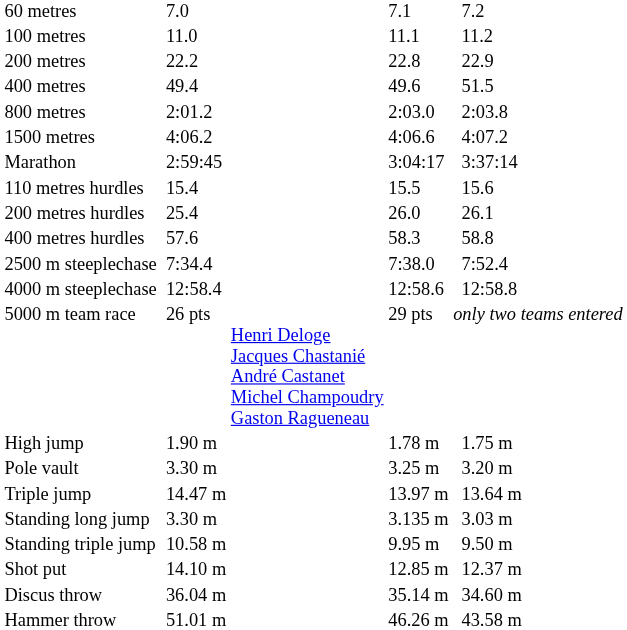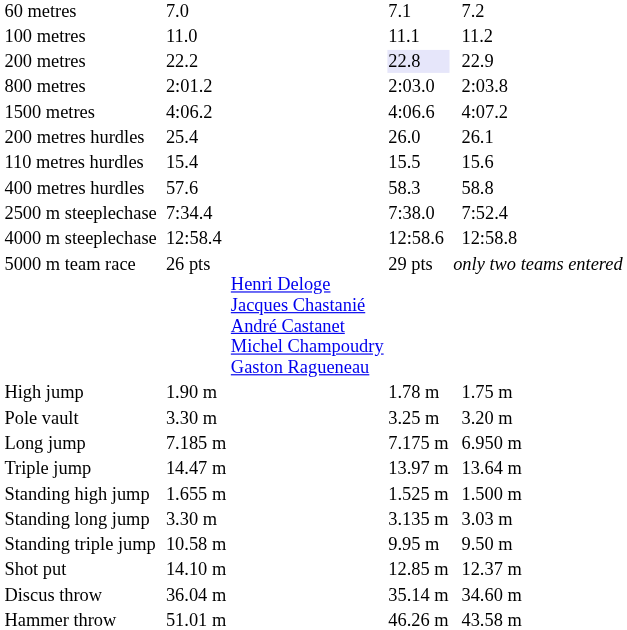(404, 61) no background -> (404, 61) lavender background
- row: (45, 86)
- row: (40, 162)
rows swapped: (74, 187) <-> (74, 213)
+ row: (45, 443)
+ row: (77, 493)
